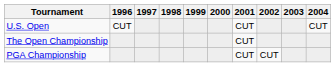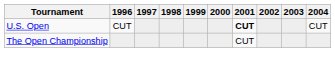(245, 26) normal -> (245, 26) bold
- row: (46, 55)
